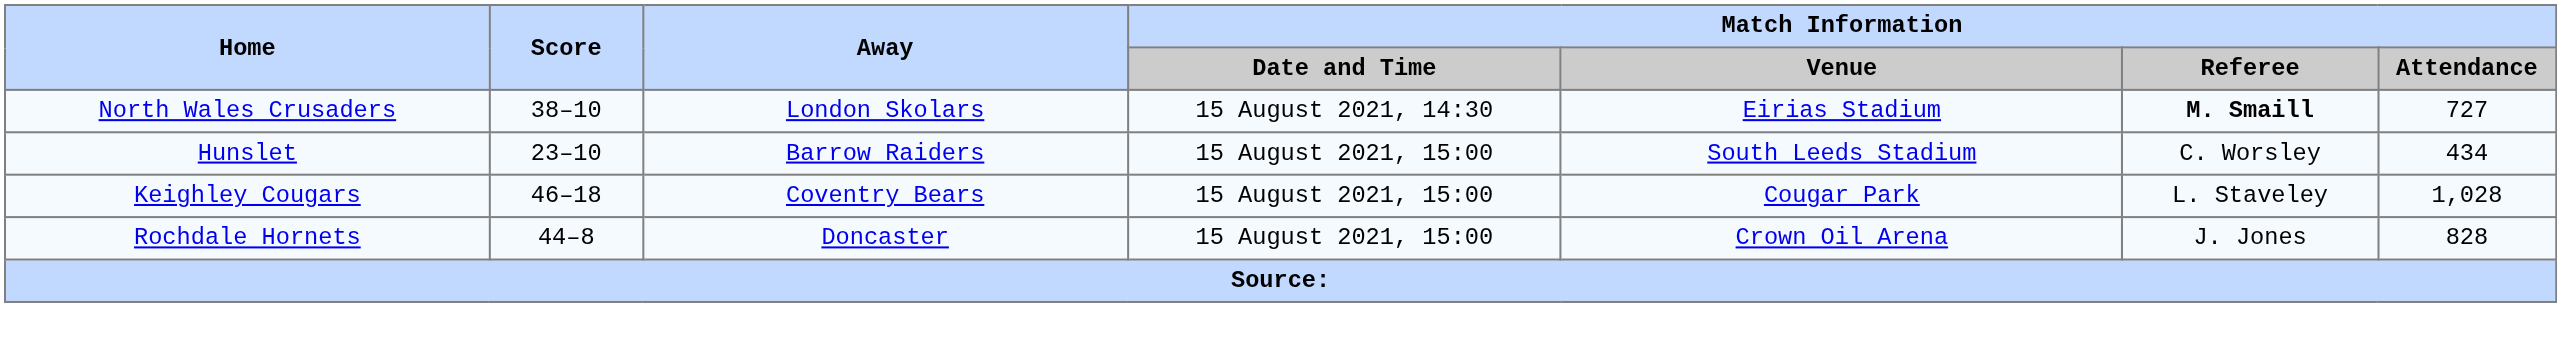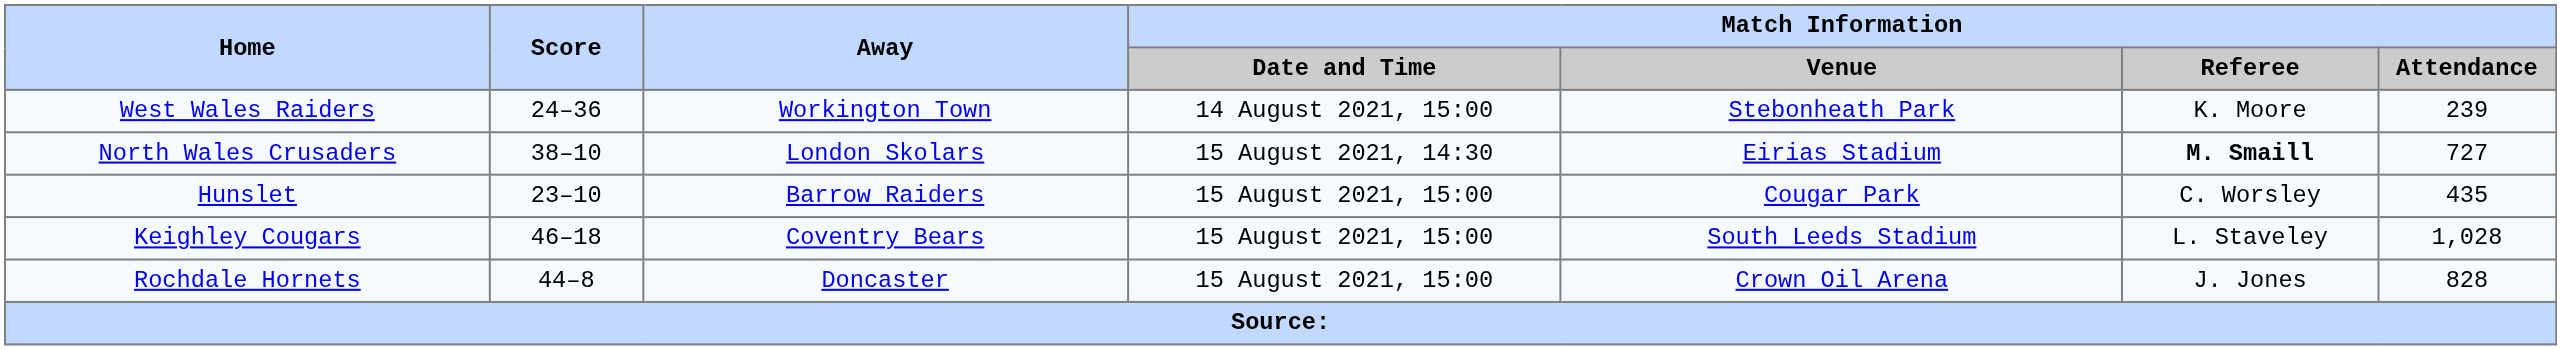+ row: (247, 111)
(1842, 153) South Leeds Stadium -> (1842, 196) Cougar Park
(2467, 153) 434 -> (2467, 196) 435
(1842, 196) Cougar Park -> (1842, 238) South Leeds Stadium
